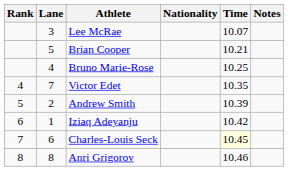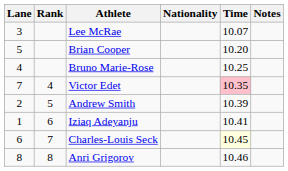columns swapped: (20, 13) <-> (51, 13)
(235, 49) 10.21 -> (235, 49) 10.20
(235, 85) no background -> (235, 85) pink background
(235, 121) 10.42 -> (235, 121) 10.41
